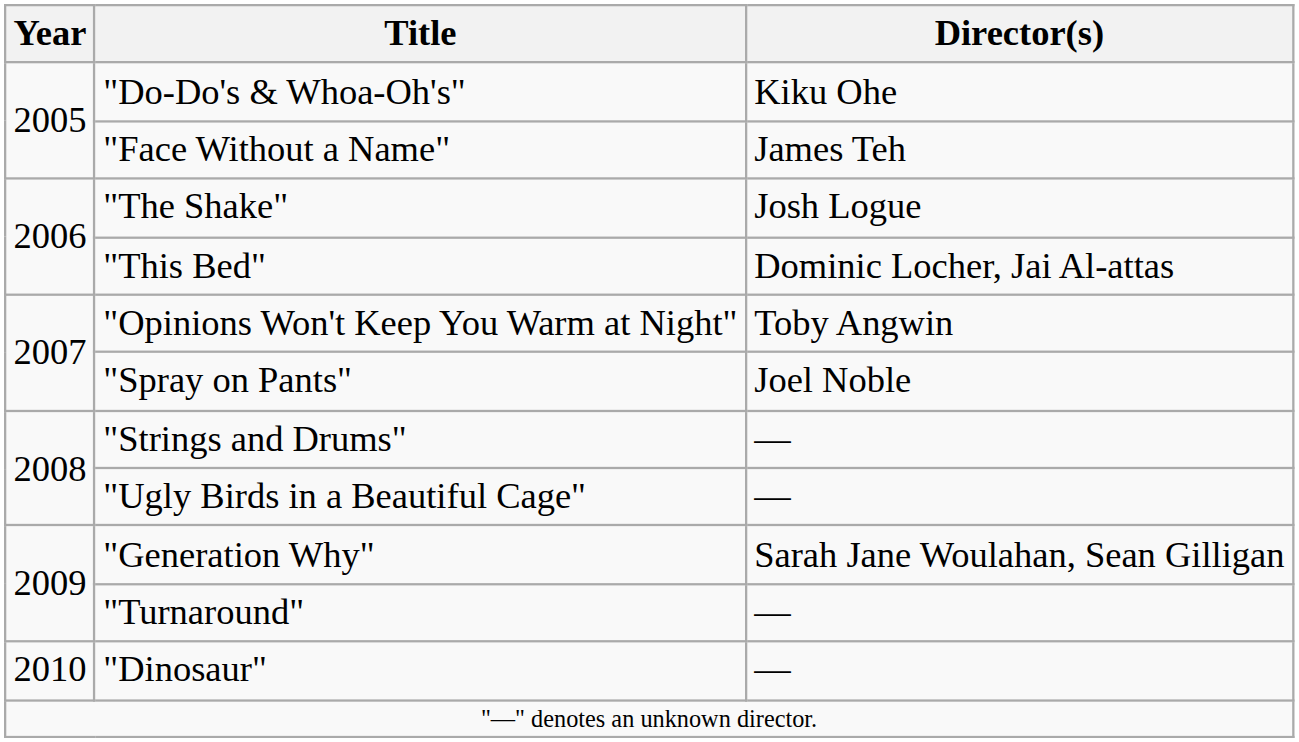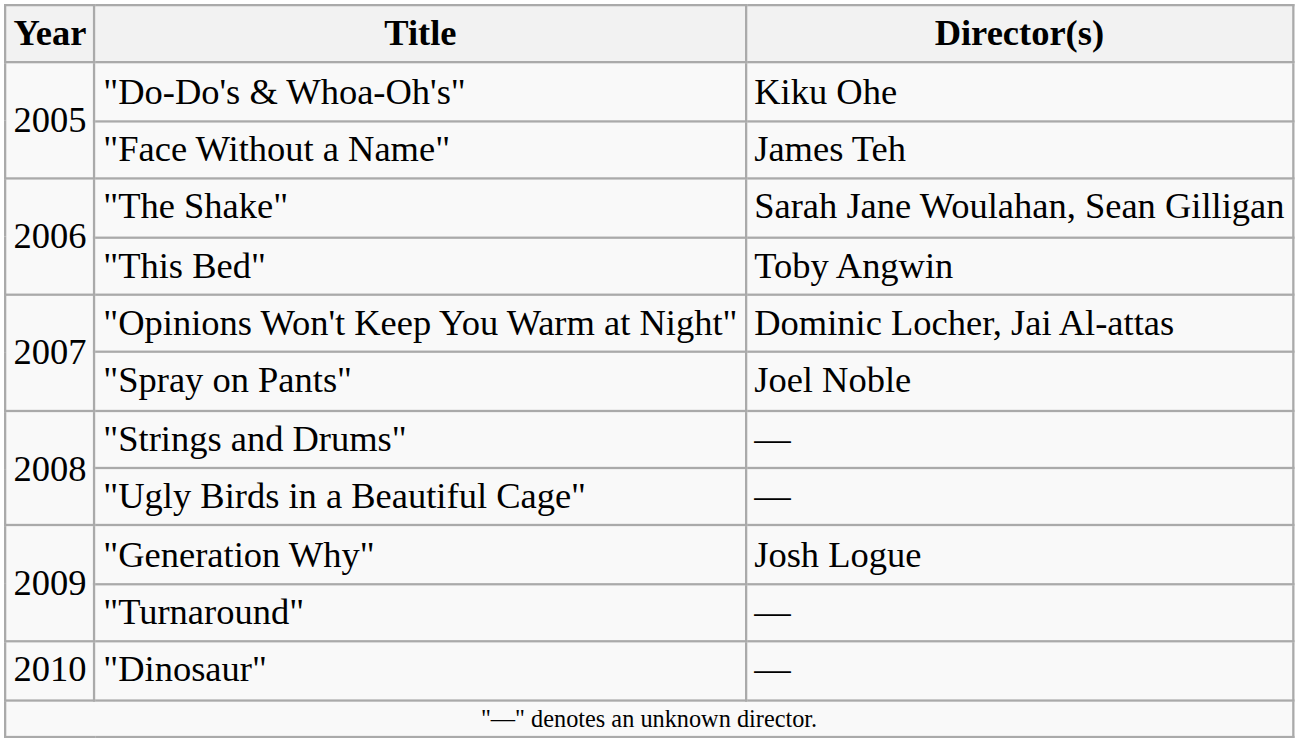(838, 206) Josh Logue -> (1019, 206) Sarah Jane Woulahan, Sean Gilligan
(964, 264) Dominic Locher, Jai Al-attas -> (854, 264) Toby Angwin
(854, 322) Toby Angwin -> (964, 322) Dominic Locher, Jai Al-attas
(1019, 554) Sarah Jane Woulahan, Sean Gilligan -> (838, 554) Josh Logue
